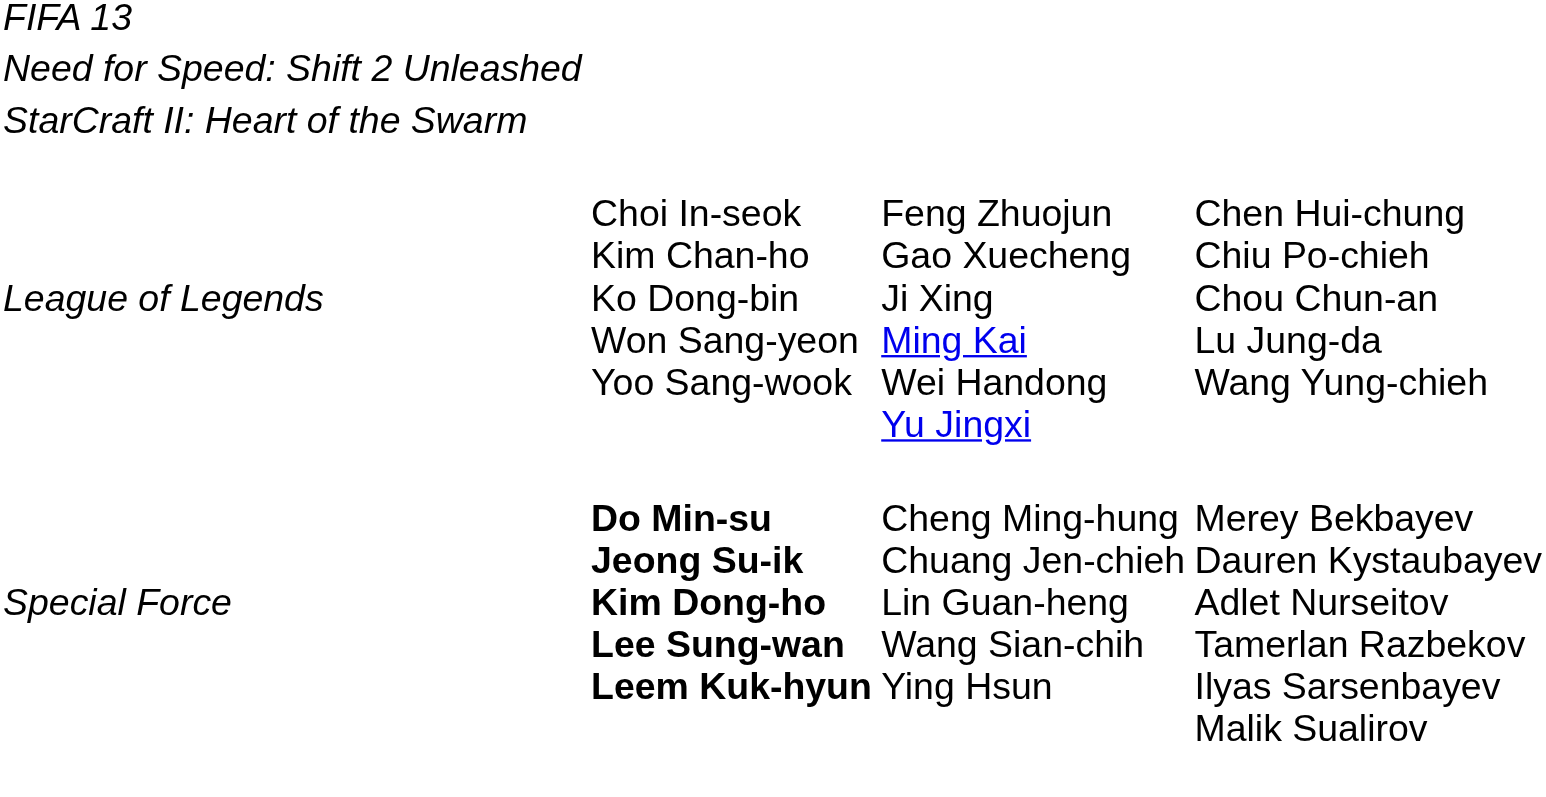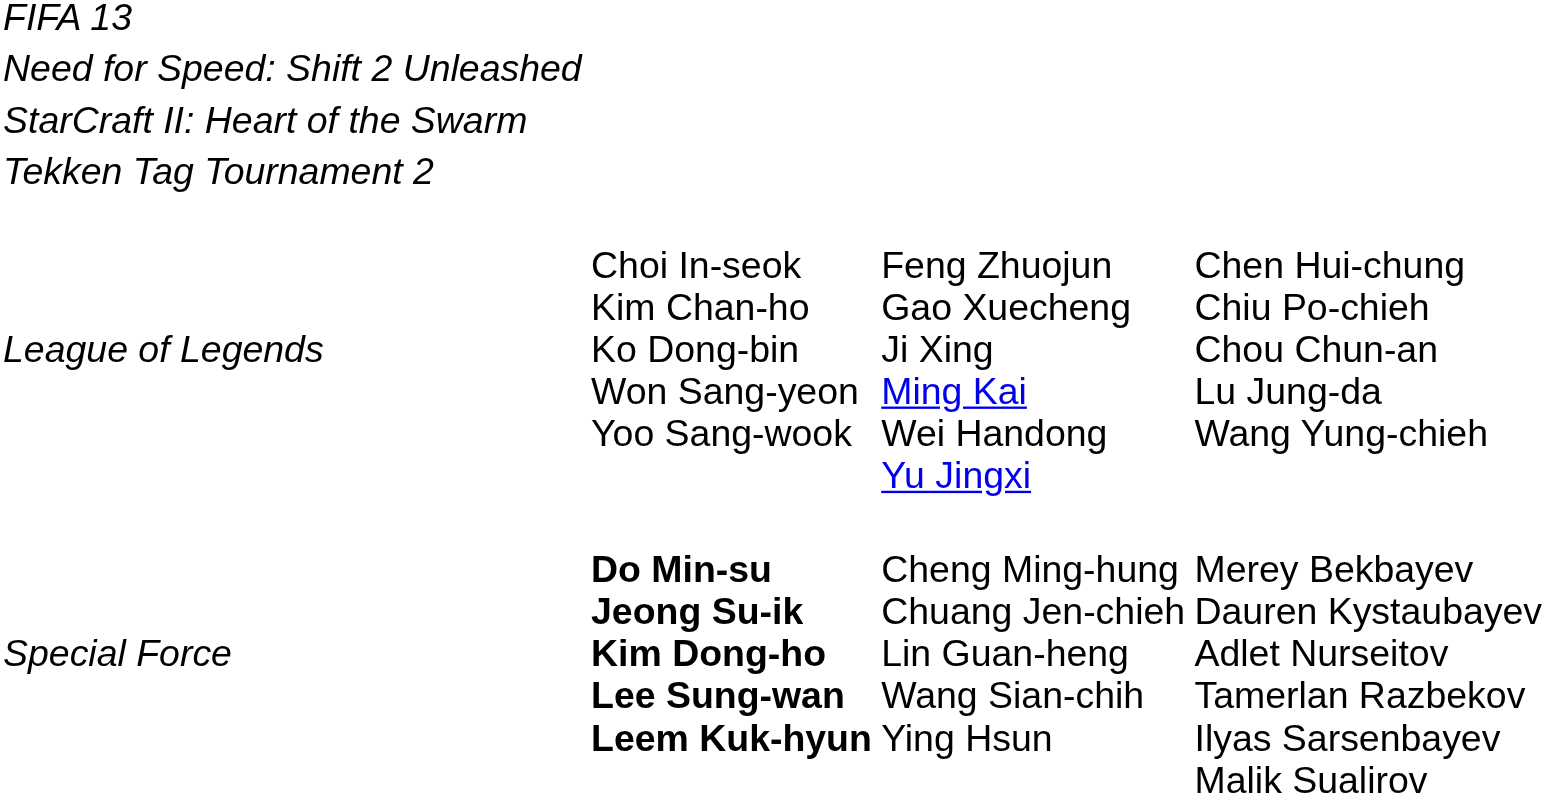+ row: (218, 171)
